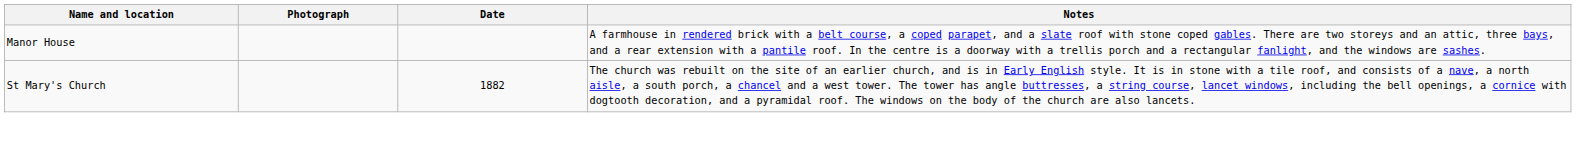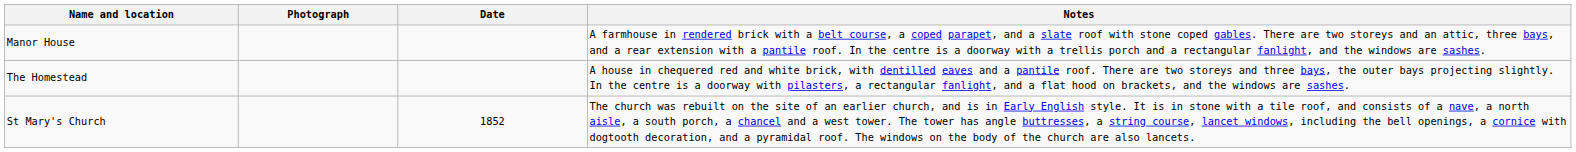+ row: (47, 78)
(492, 86) 1882 -> (492, 121) 1852
